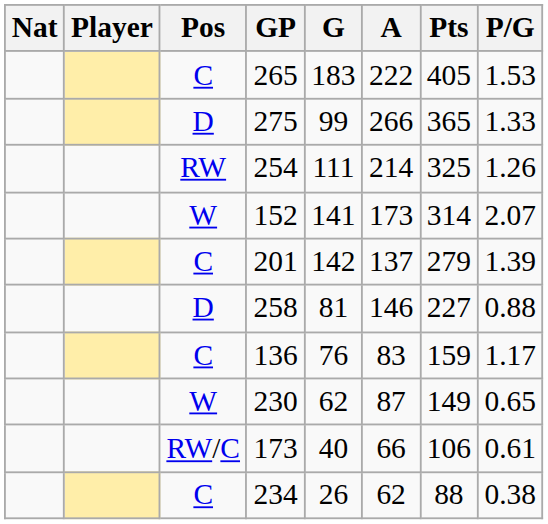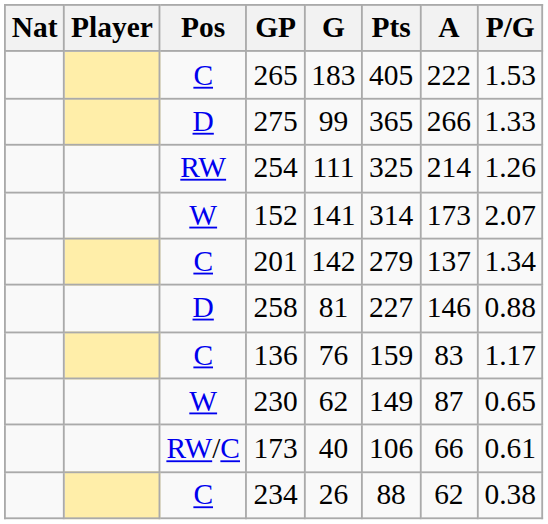columns swapped: (391, 27) <-> (449, 27)
(510, 261) 1.39 -> (510, 261) 1.34
